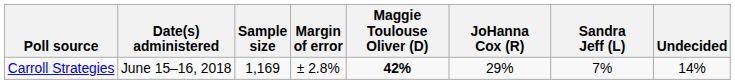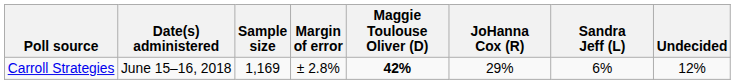(602, 68) 7% -> (602, 68) 6%
(692, 68) 14% -> (692, 68) 12%
